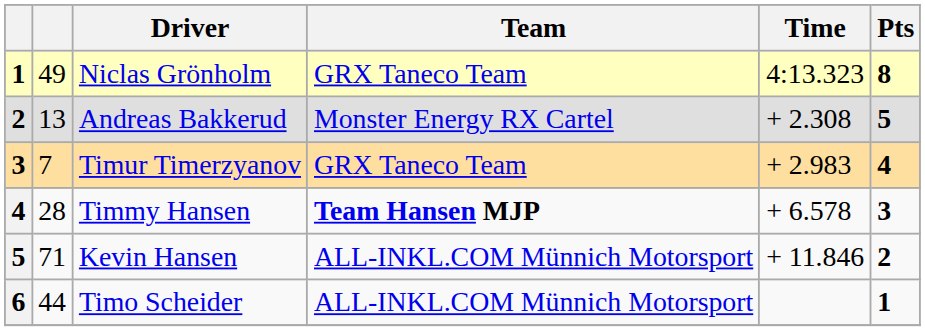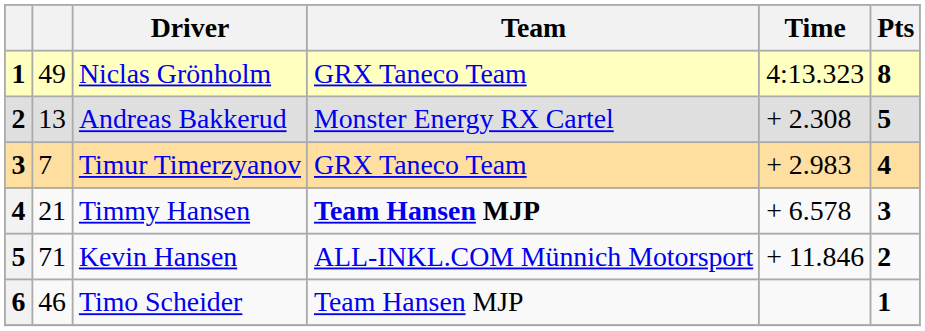(52, 211) 28 -> (52, 211) 21
(52, 302) 44 -> (52, 302) 46
(534, 302) ALL-INKL.COM Münnich Motorsport -> (419, 302) Team Hansen MJP
